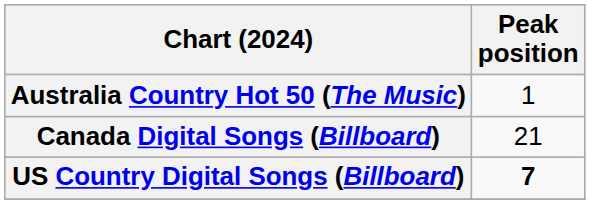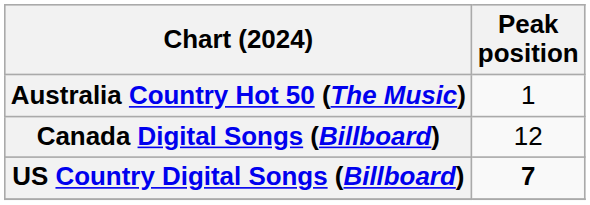(528, 136) 21 -> (528, 136) 12
